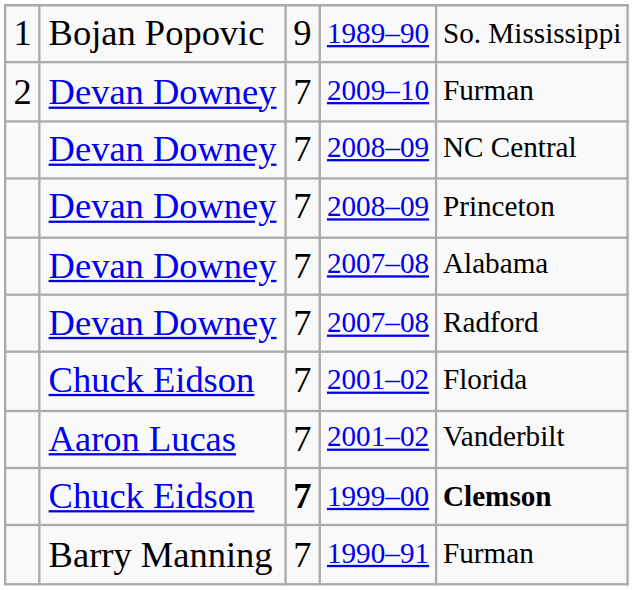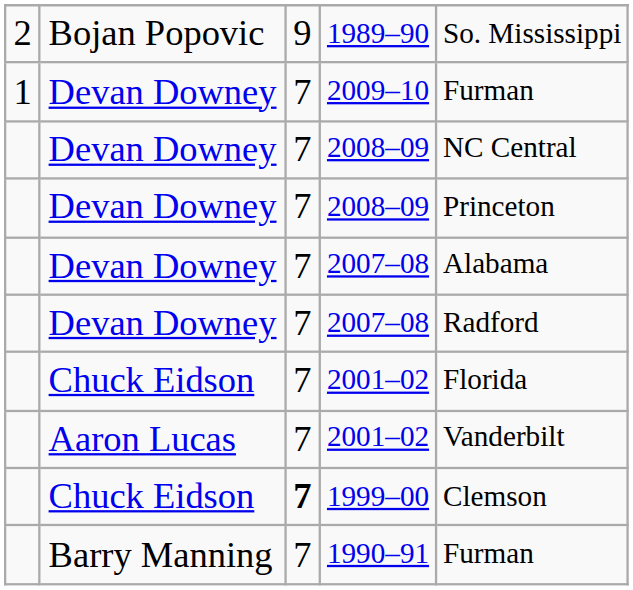(23, 33) 1 -> (23, 33) 2
(23, 91) 2 -> (23, 91) 1
(497, 496) bold -> (495, 496) normal
